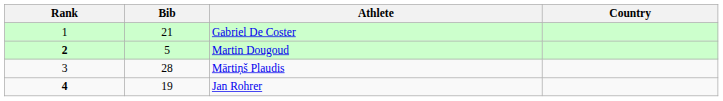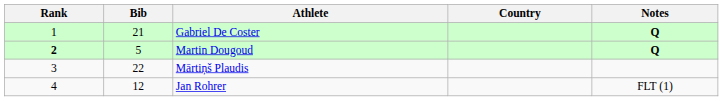+ column: (655, 13)
(167, 68) 28 -> (138, 68) 22
(65, 86) bold -> (54, 86) normal
(167, 86) 19 -> (138, 86) 12
